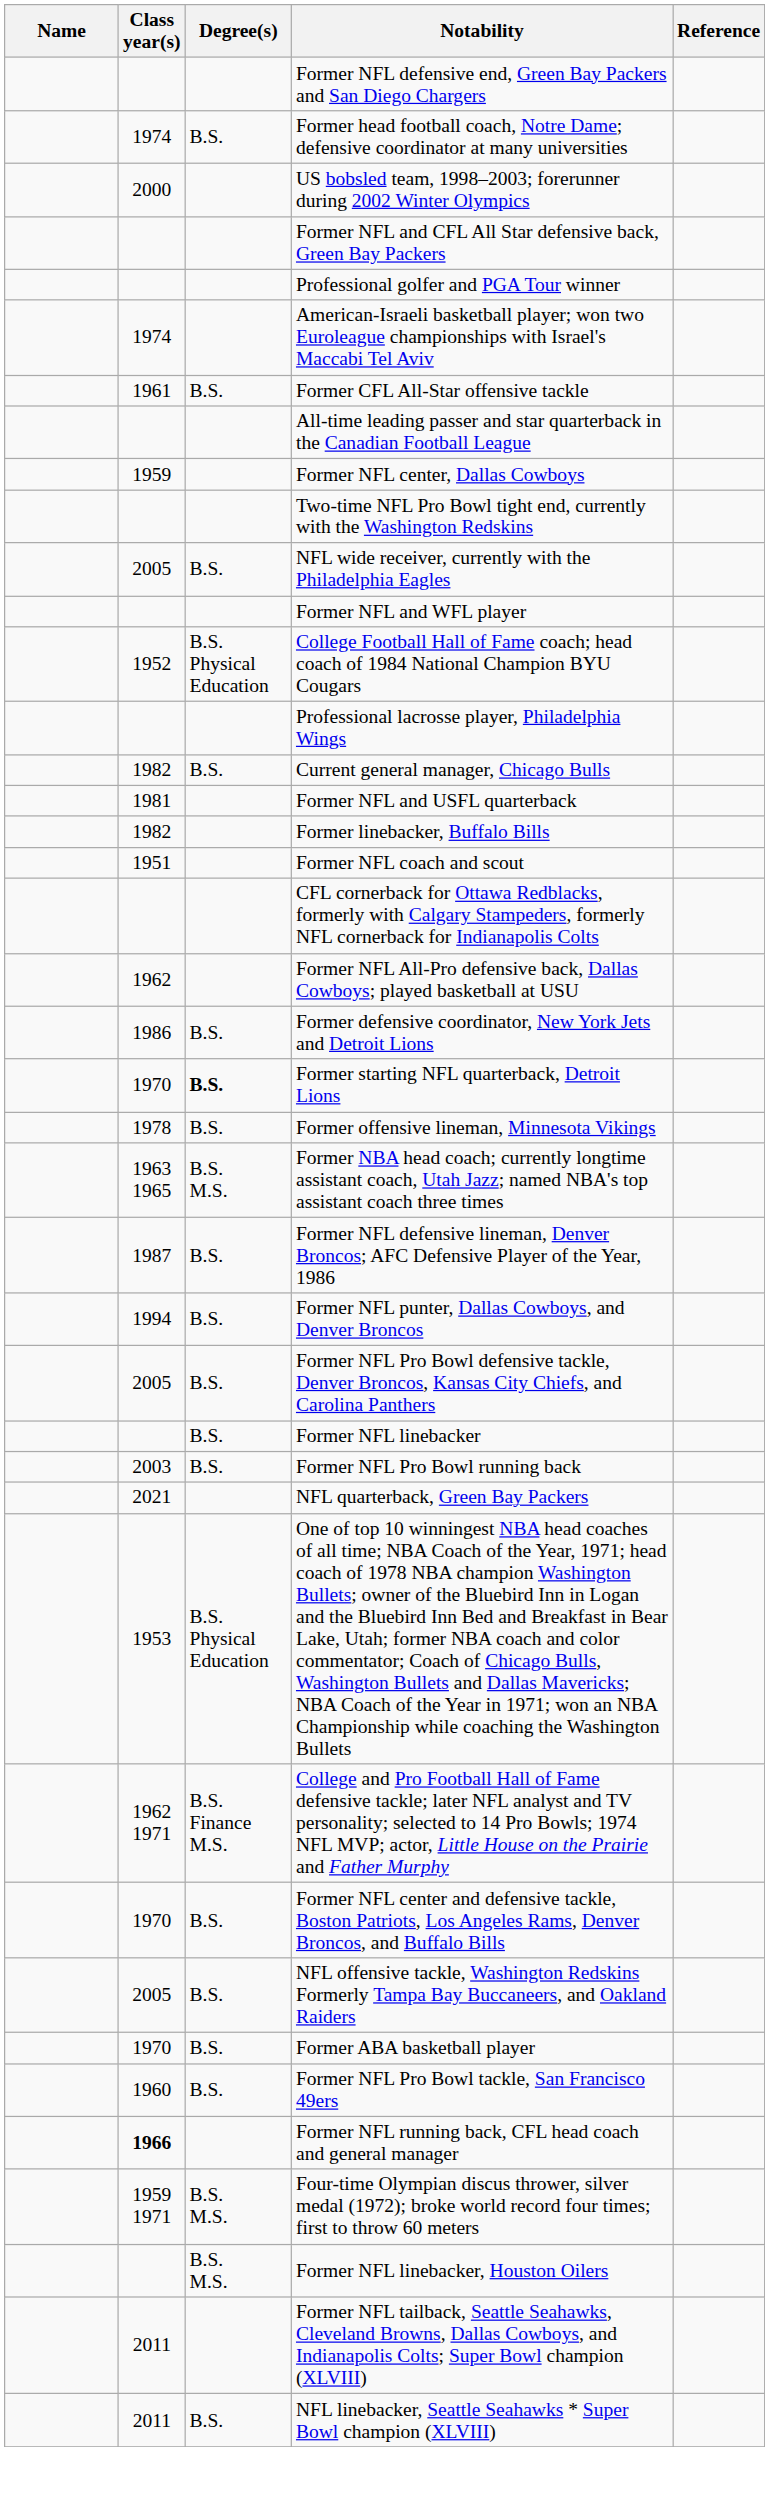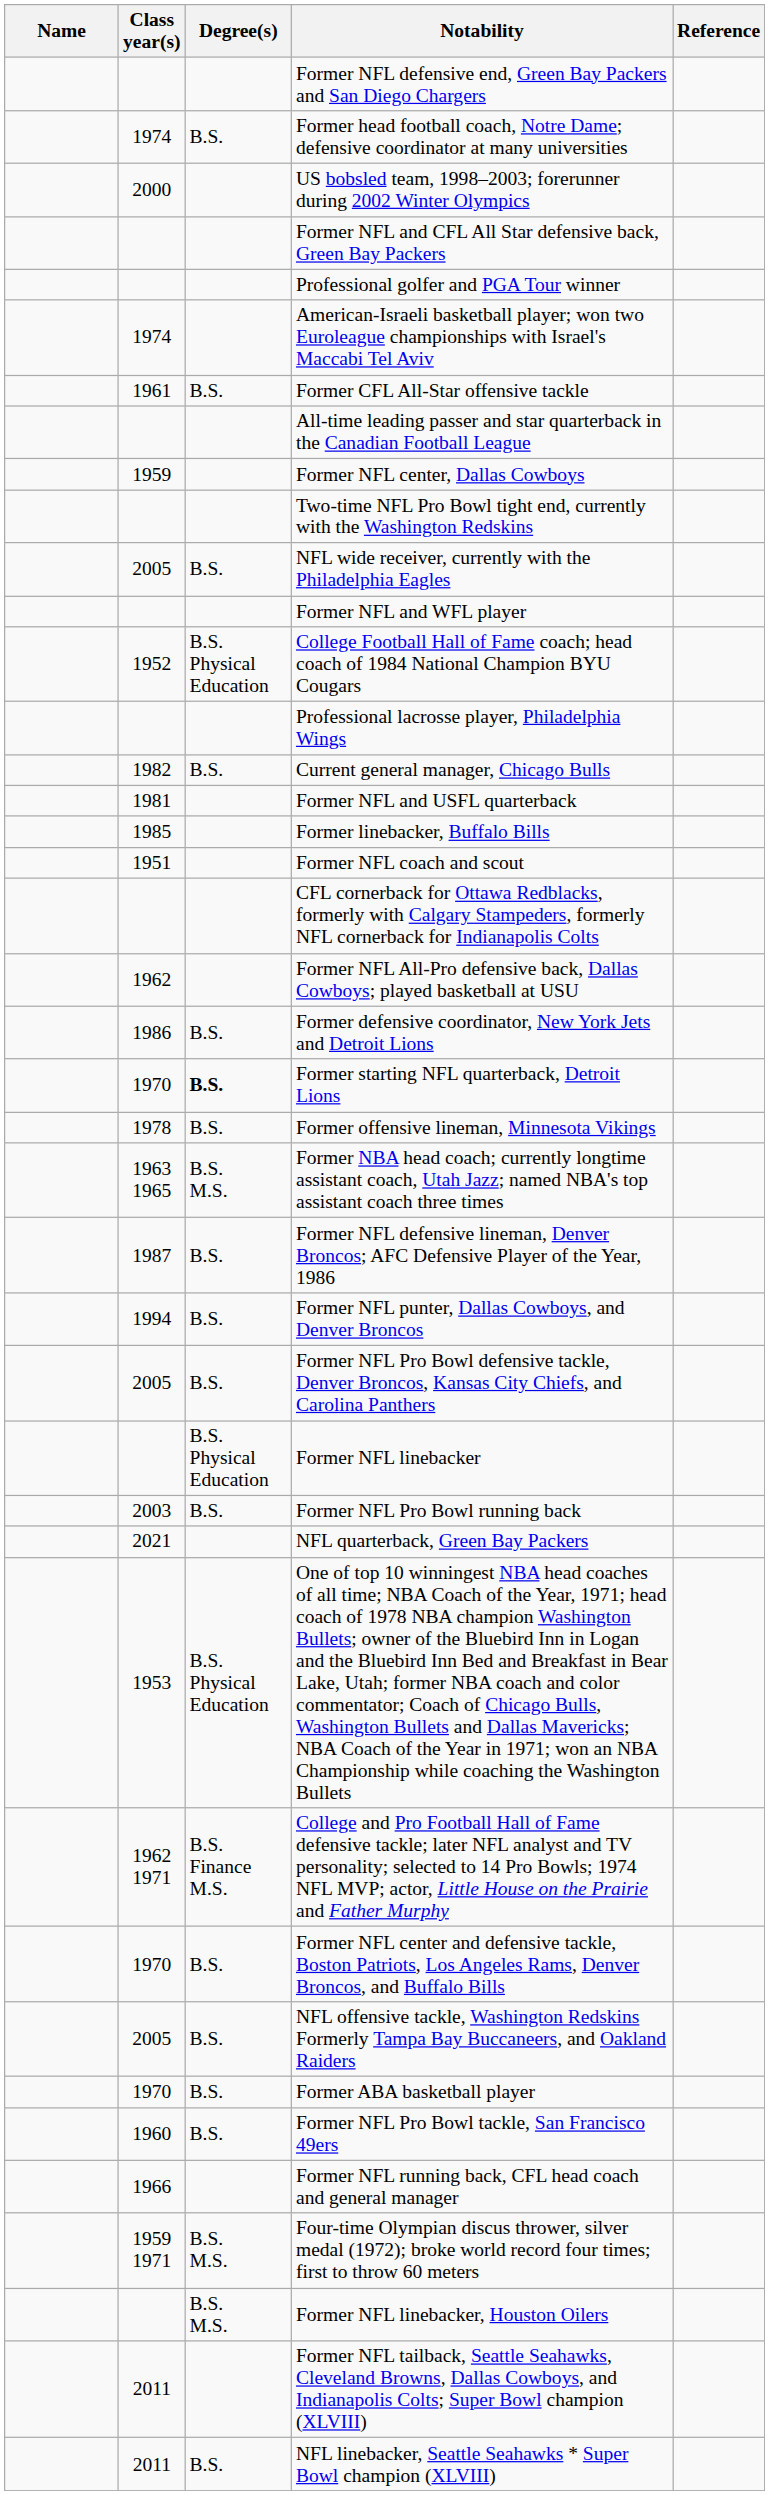(152, 831) 1982 -> (152, 831) 1985
(206, 1435) B.S. -> (229, 1457) B.S. Physical Education
(152, 2142) bold -> (152, 2186) normal
